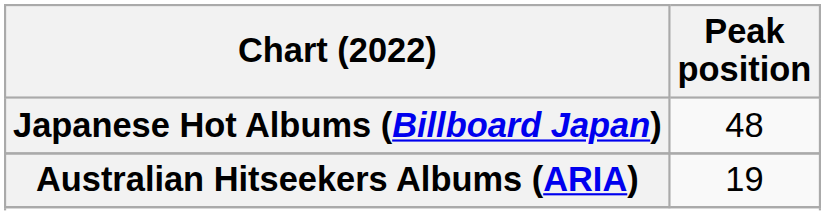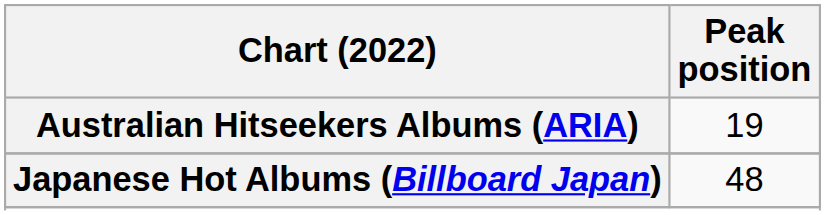rows swapped: (337, 179) <-> (337, 125)
